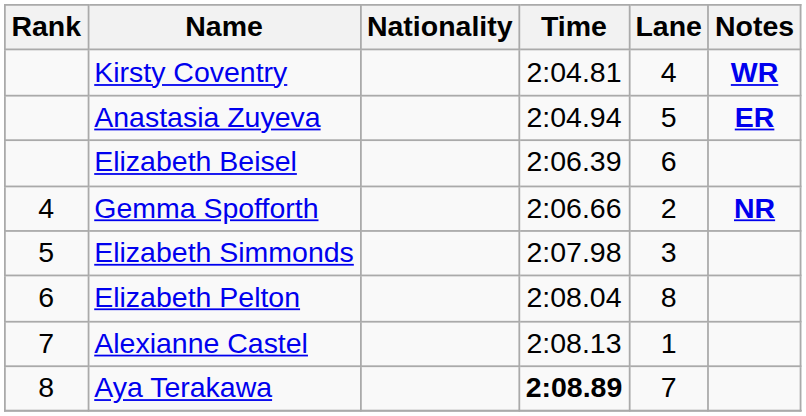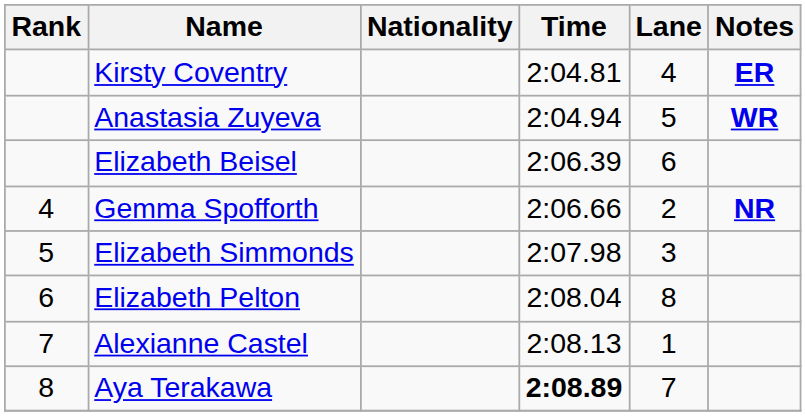(755, 72) WR -> (755, 72) ER
(755, 117) ER -> (755, 117) WR
